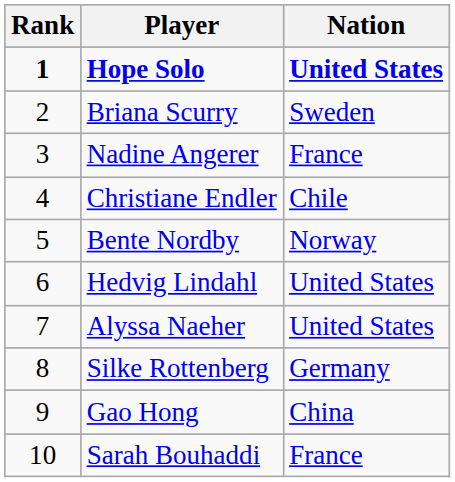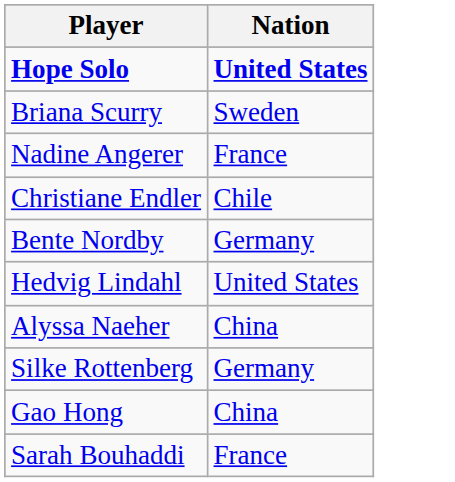- column: (43, 25)
(333, 240) Norway -> (264, 240) Germany
(362, 326) United States -> (246, 326) China
